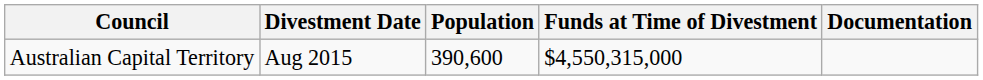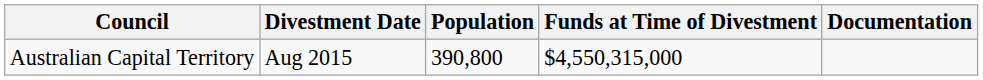(467, 57) 390,600 -> (467, 57) 390,800
